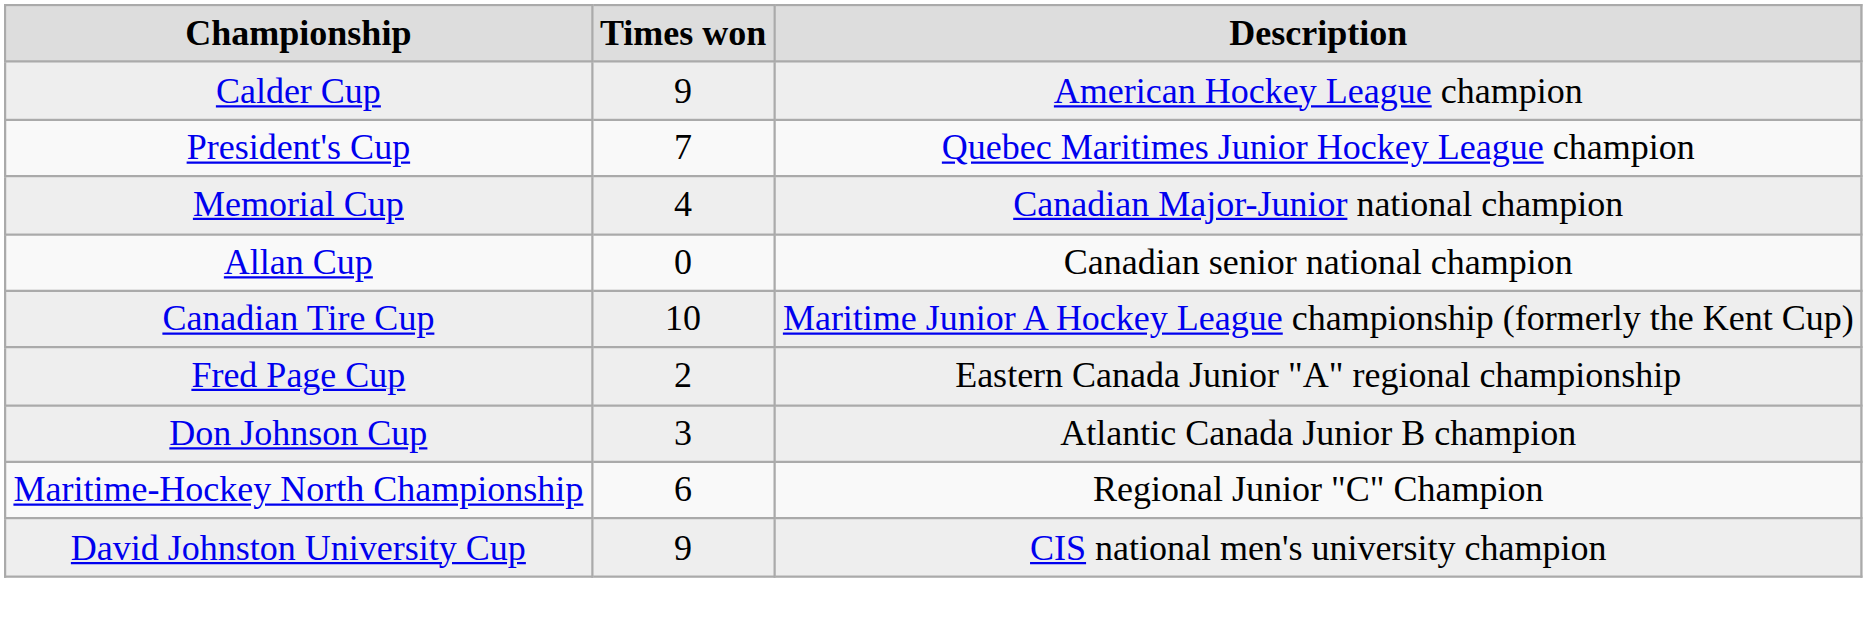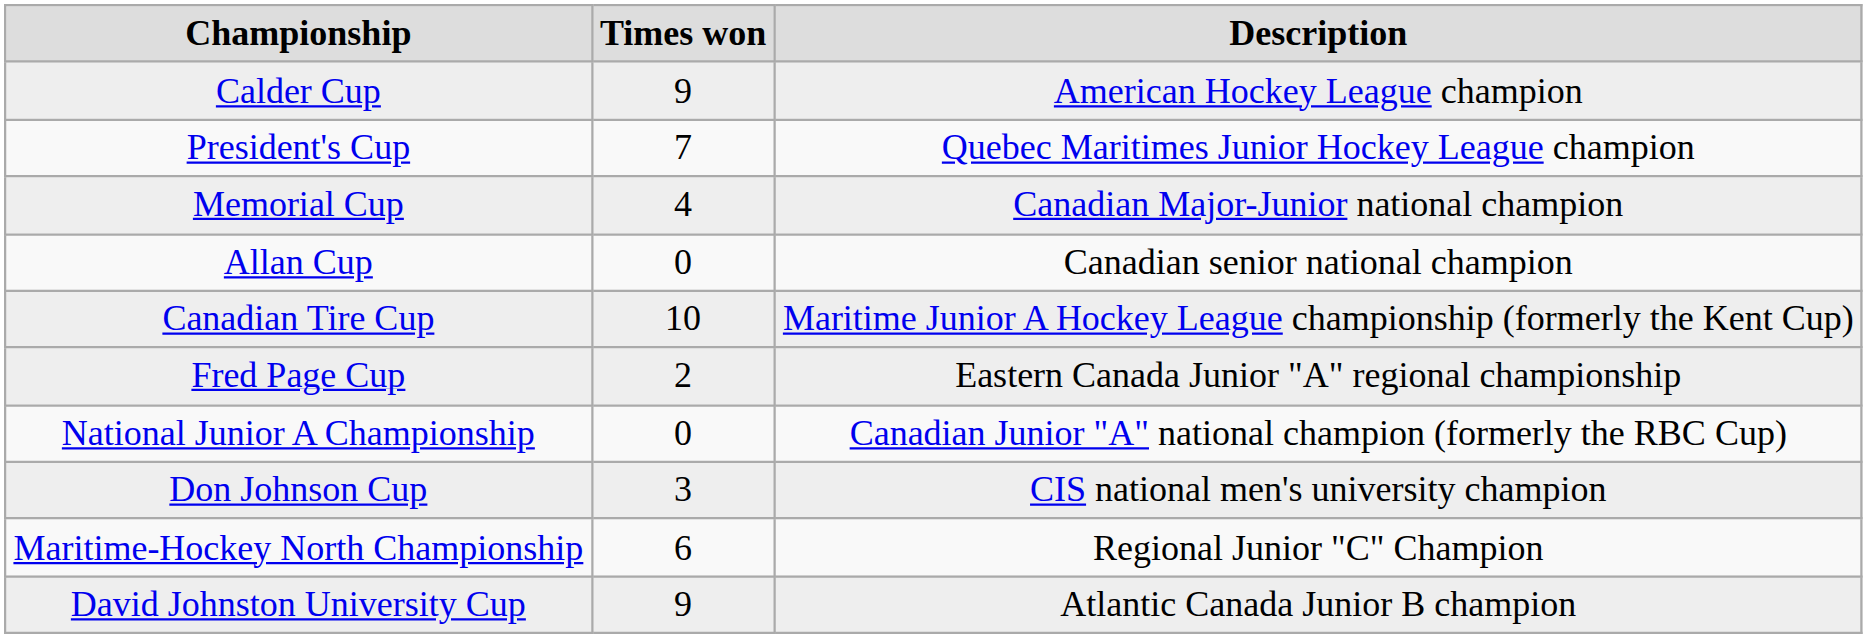+ row: (298, 432)
(1318, 432) Atlantic Canada Junior B champion -> (1318, 489) CIS national men's university champion
(1318, 546) CIS national men's university champion -> (1318, 603) Atlantic Canada Junior B champion
